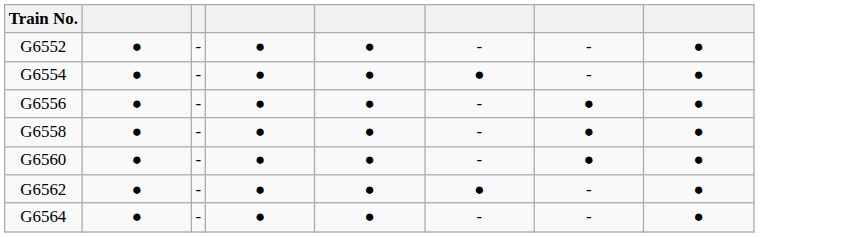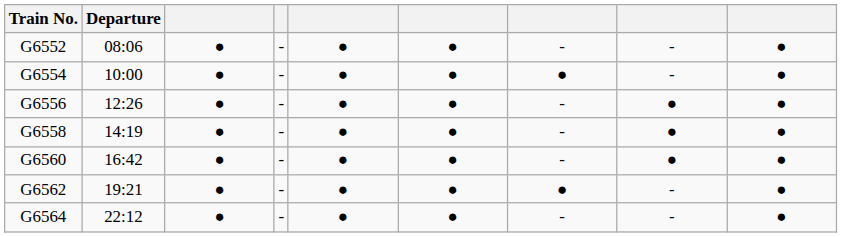+ column: (123, 18)
